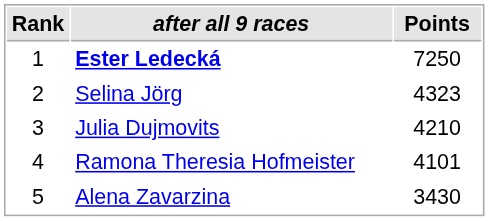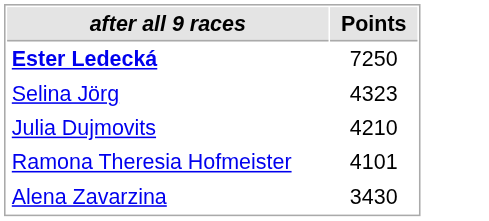- column: (38, 23)
